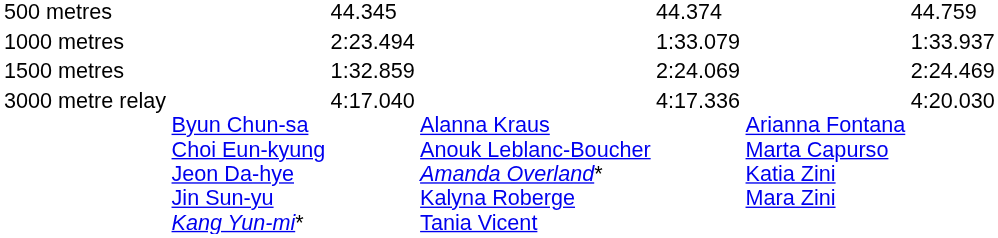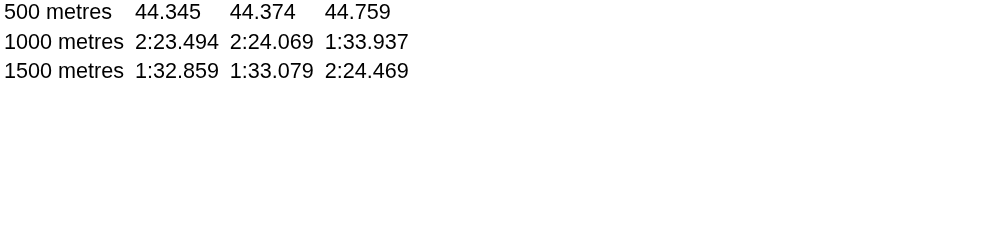(698, 41) 1:33.079 -> (272, 41) 2:24.069
(698, 71) 2:24.069 -> (272, 71) 1:33.079
- row: (85, 101)
